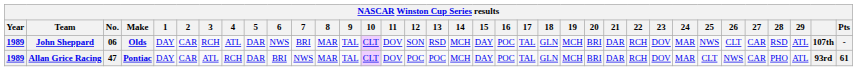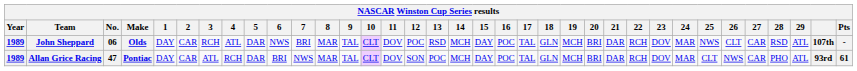(415, 42) SON -> (415, 42) POC
(415, 58) POC -> (415, 58) SON
